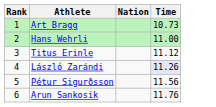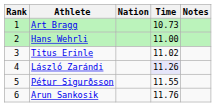+ column: (196, 11)
(166, 53) 11.12 -> (166, 53) 11.02
(166, 81) 11.56 -> (166, 81) 11.55
